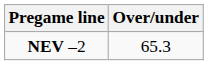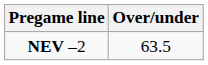(156, 45) 65.3 -> (156, 45) 63.5
